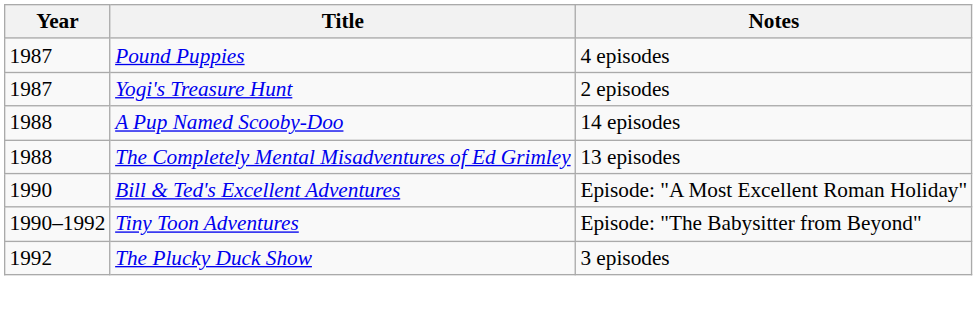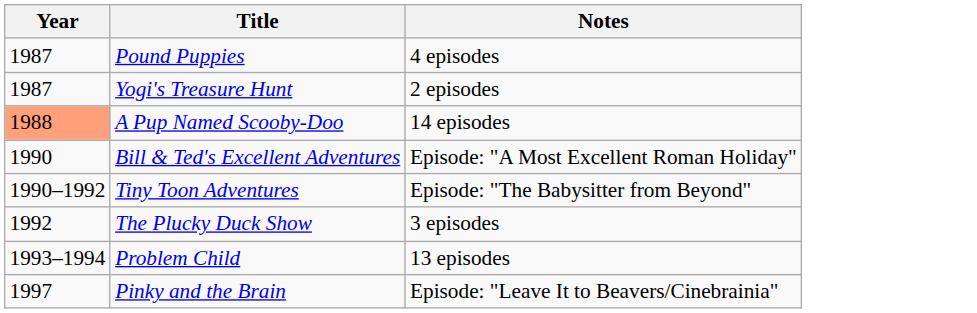(31, 122) no background -> (31, 122) lightsalmon background
- row: (343, 156)
+ row: (178, 257)
+ row: (201, 291)
